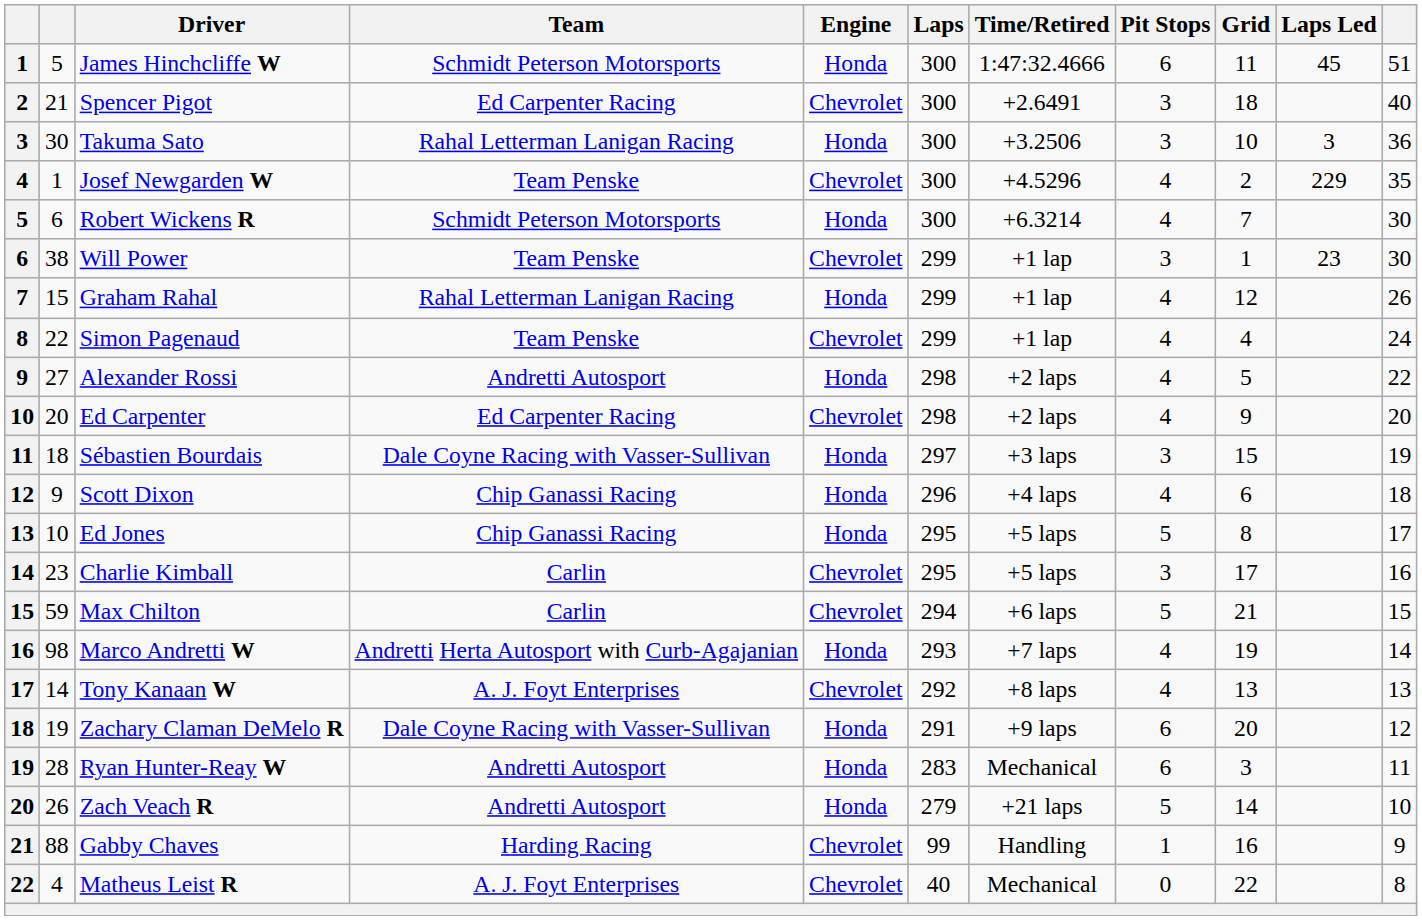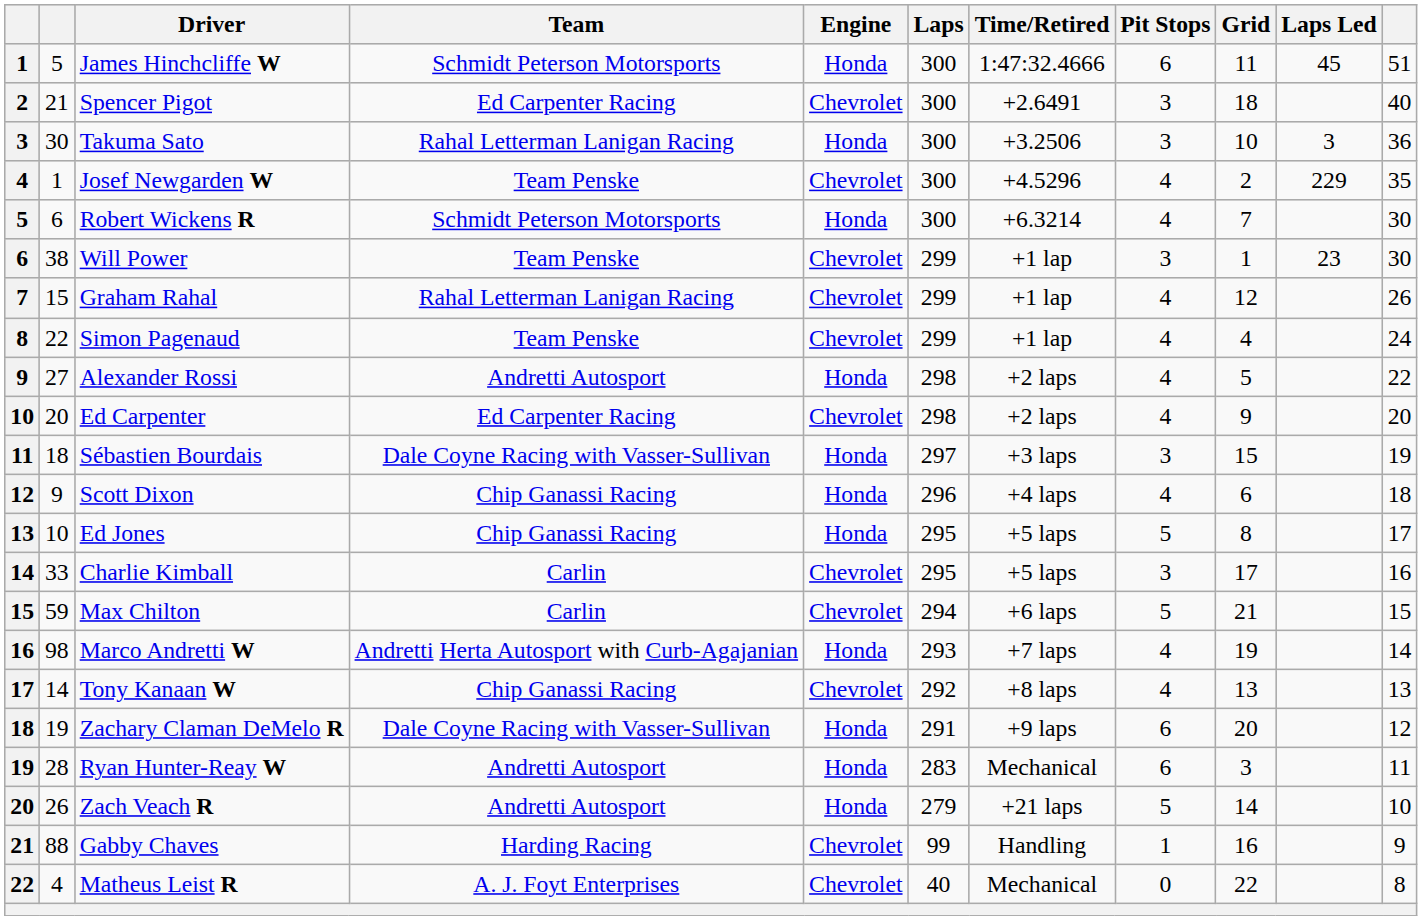(856, 297) Honda -> (856, 297) Chevrolet
(57, 571) 23 -> (57, 571) 33
(576, 688) A. J. Foyt Enterprises -> (576, 688) Chip Ganassi Racing
